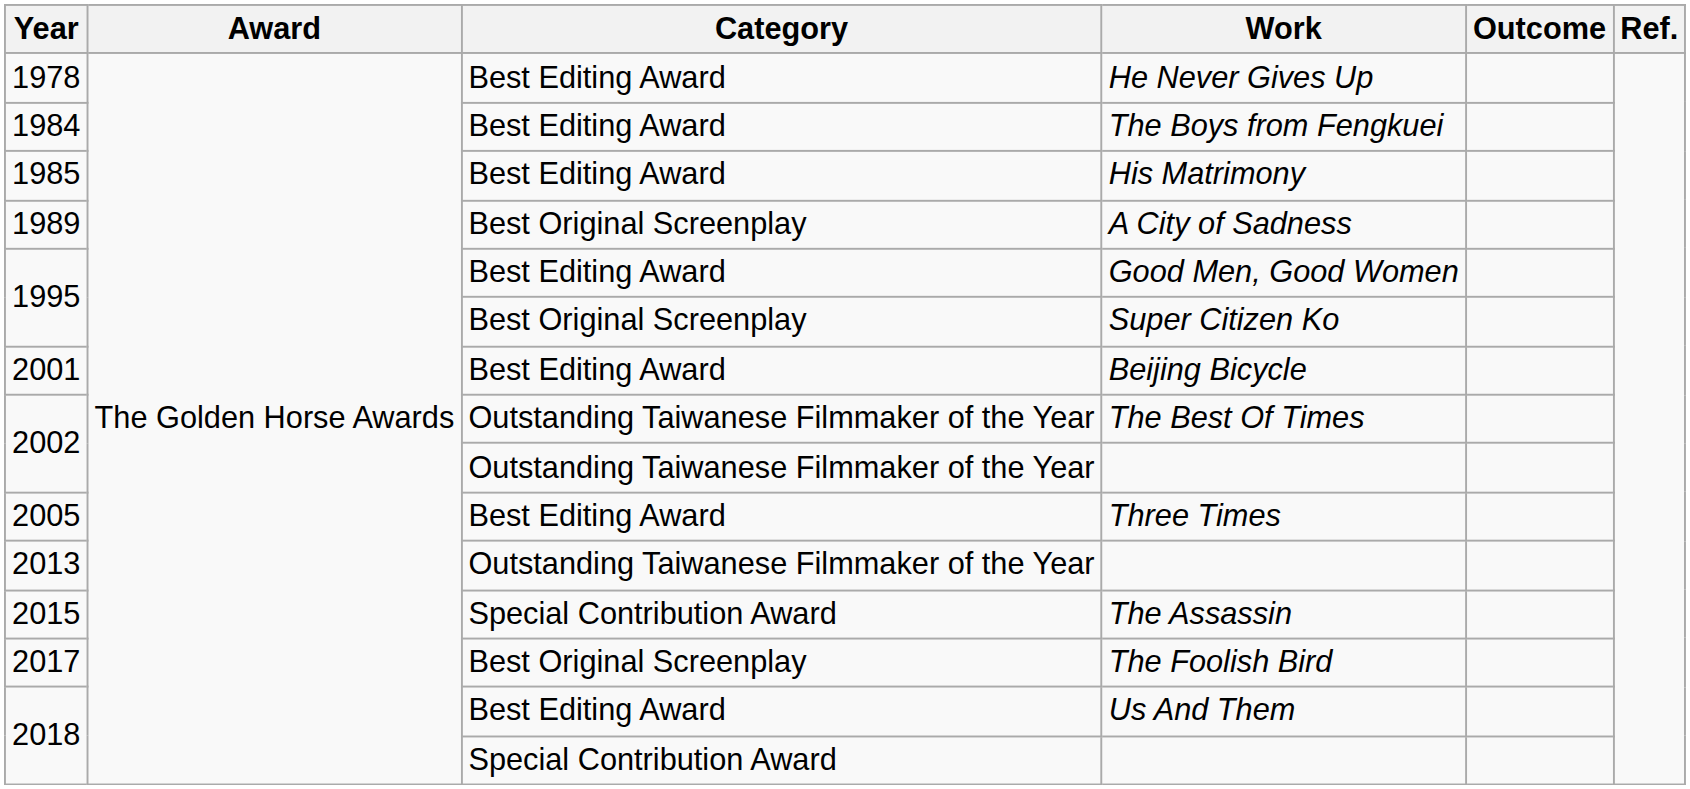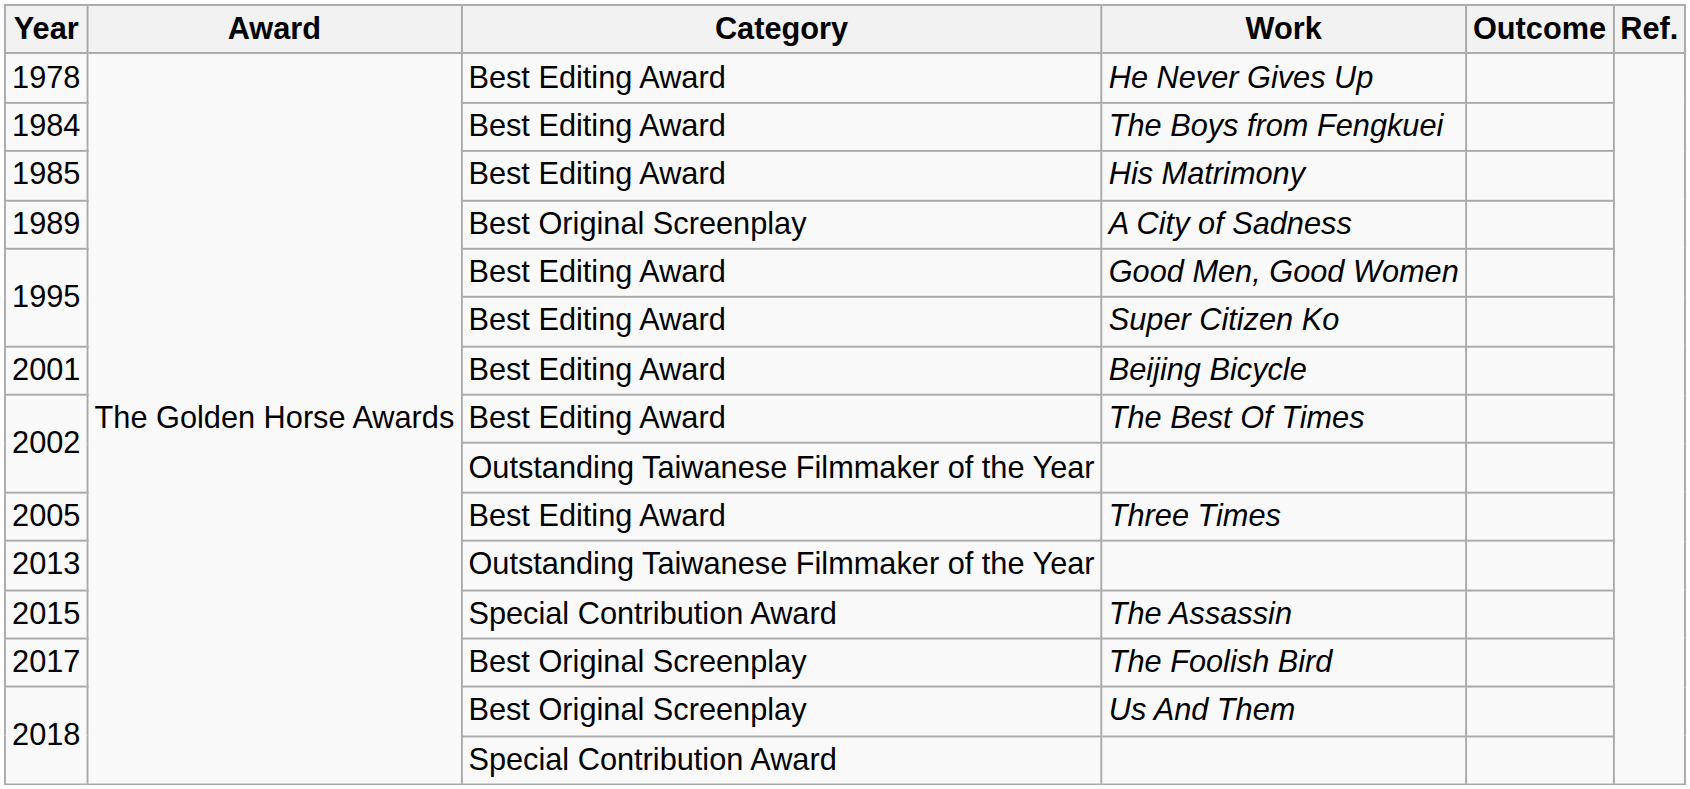(637, 321) Best Original Screenplay -> (597, 321) Best Editing Award
(781, 418) Outstanding Taiwanese Filmmaker of the Year -> (597, 418) Best Editing Award
(597, 710) Best Editing Award -> (637, 710) Best Original Screenplay
